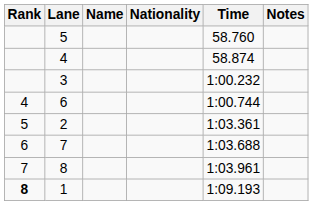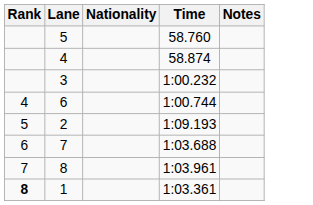- column: (105, 15)
(233, 124) 1:03.361 -> (190, 124) 1:09.193
(233, 189) 1:09.193 -> (190, 189) 1:03.361
